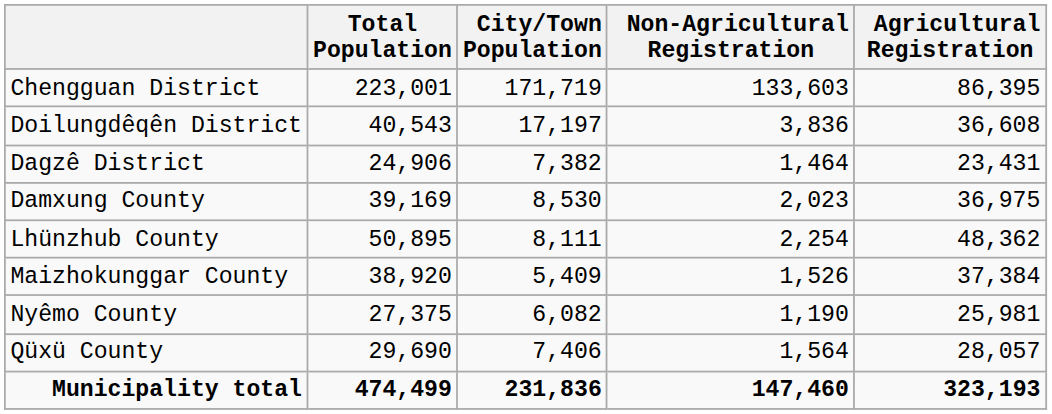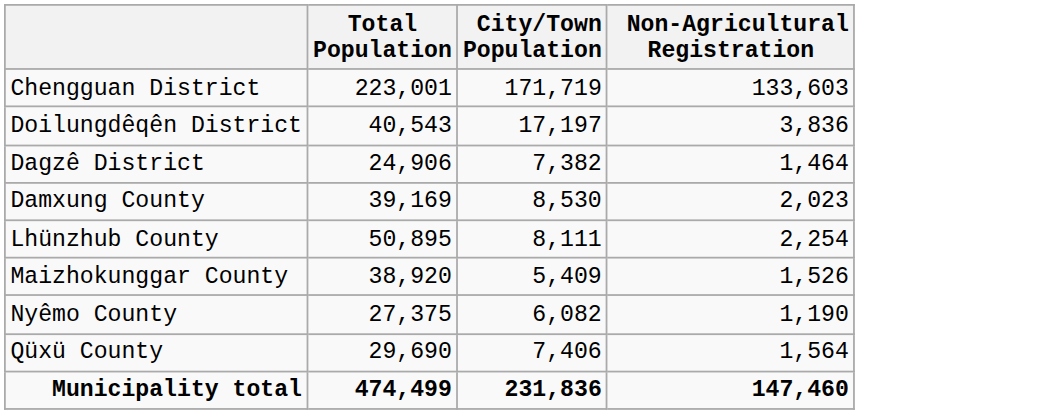- column: (950, 37)
